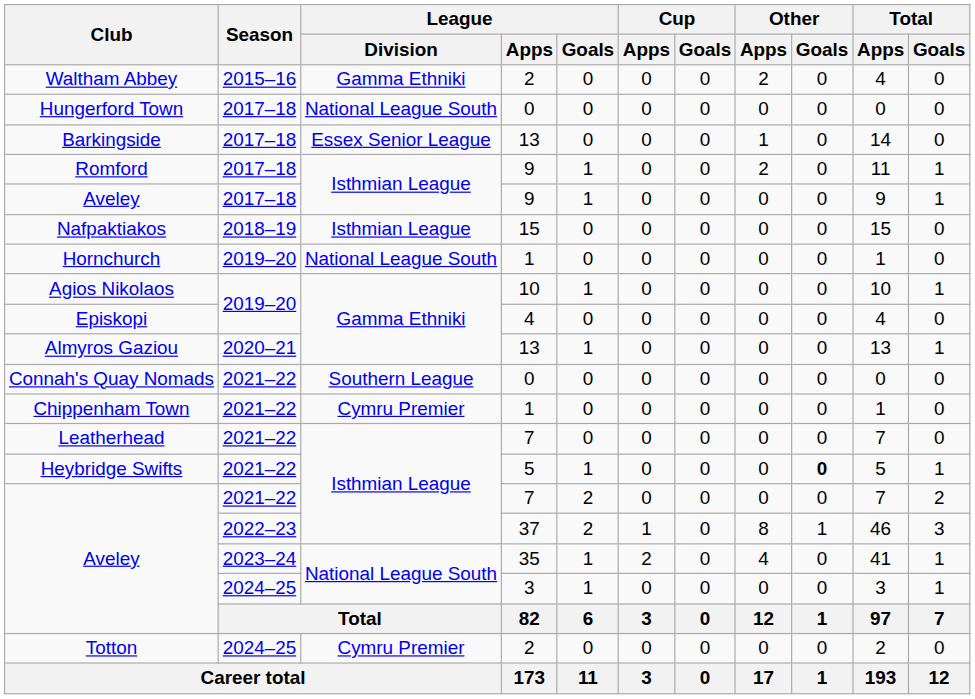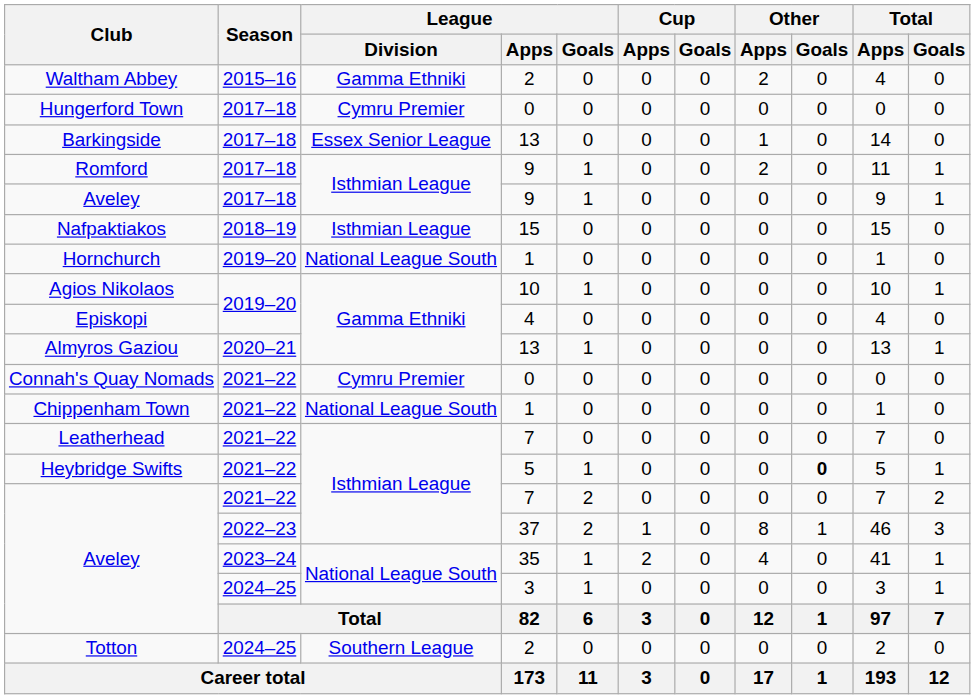(401, 109) National League South -> (401, 109) Cymru Premier
(401, 378) Southern League -> (401, 378) Cymru Premier
(401, 408) Cymru Premier -> (401, 408) National League South
(401, 648) Cymru Premier -> (401, 648) Southern League
